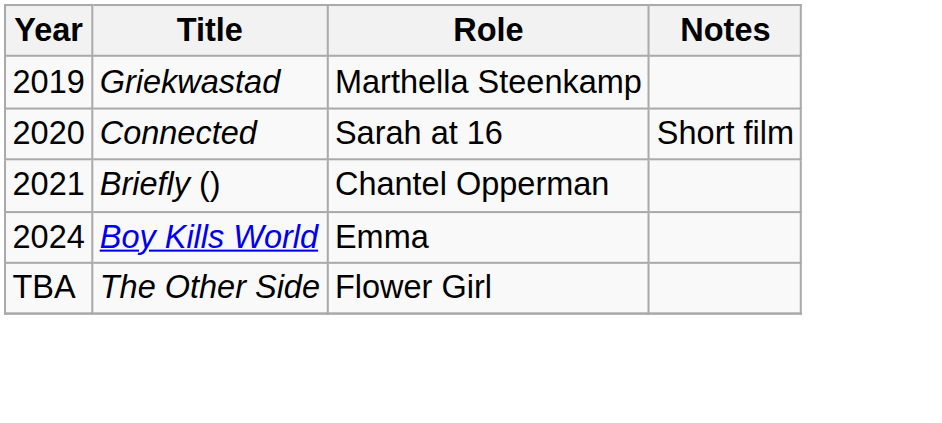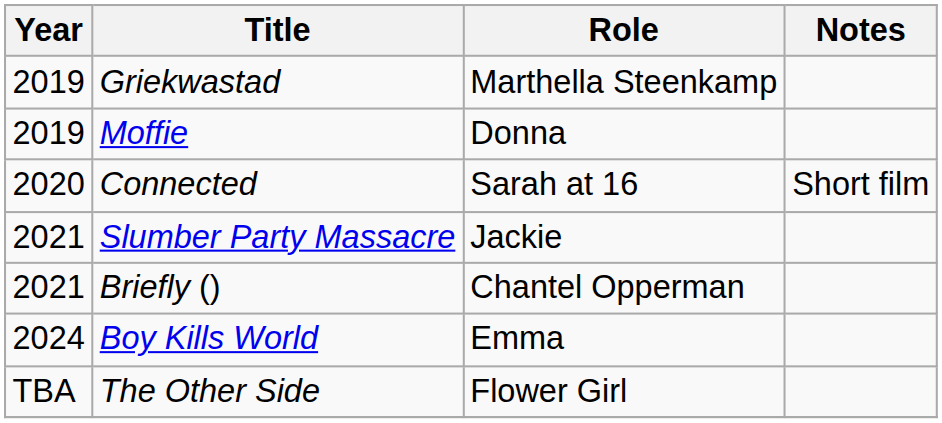+ row: (144, 133)
+ row: (278, 236)
